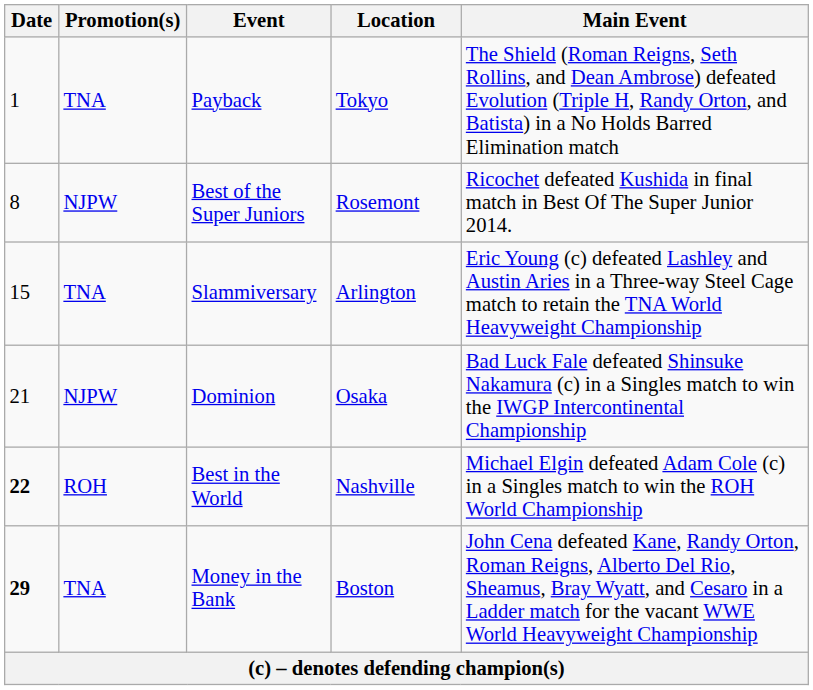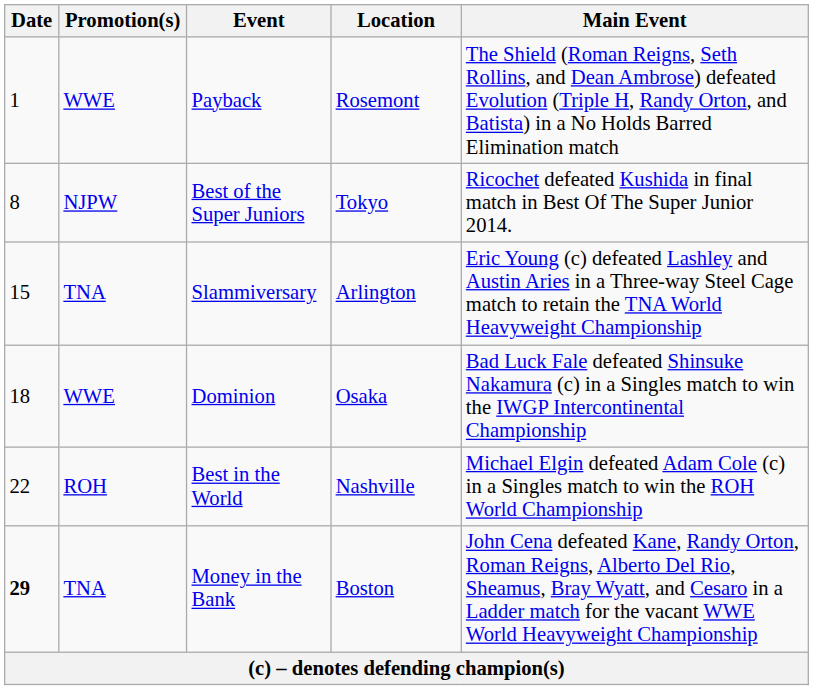(85, 100) TNA -> (89, 100) WWE
(362, 100) Tokyo -> (378, 100) Rosemont
(378, 202) Rosemont -> (362, 202) Tokyo
(20, 395) 21 -> (20, 395) 18
(90, 395) NJPW -> (89, 395) WWE
(20, 486) bold -> (20, 486) normal
